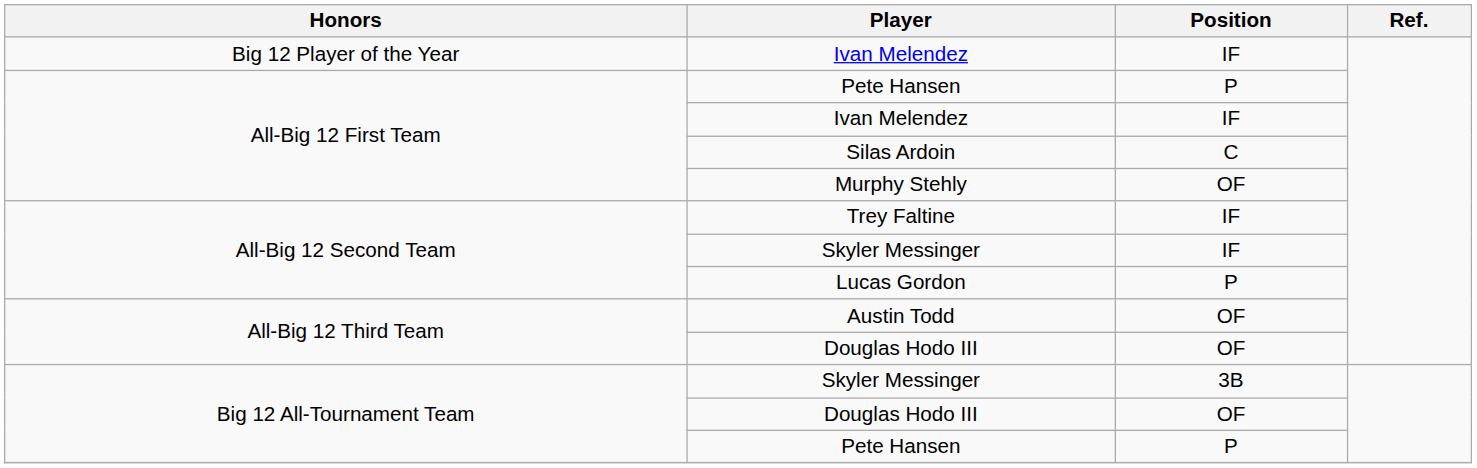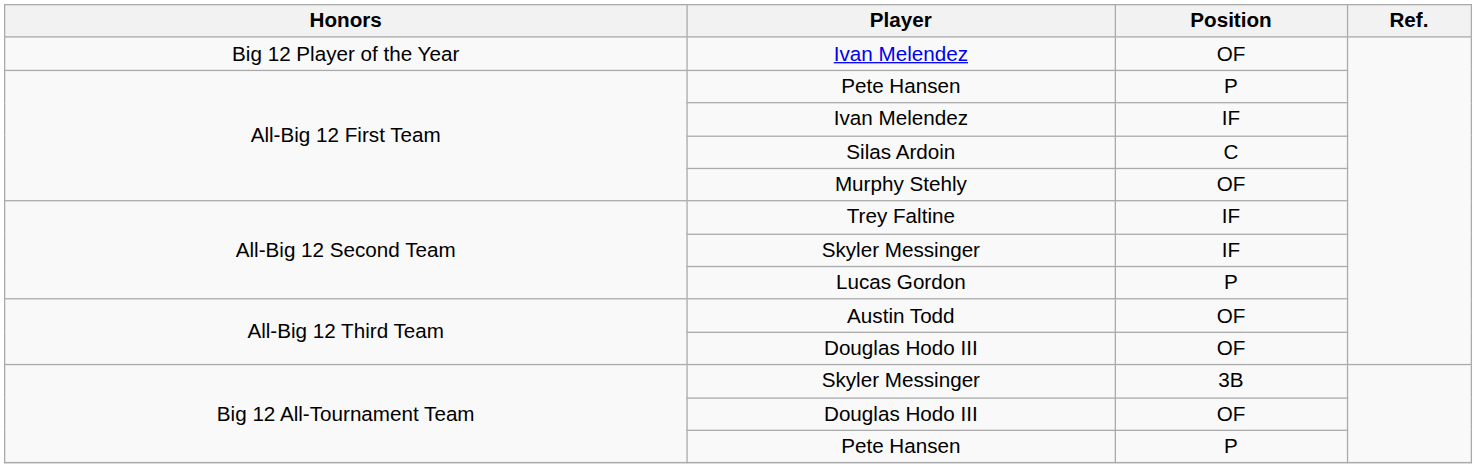(1231, 53) IF -> (1231, 53) OF
